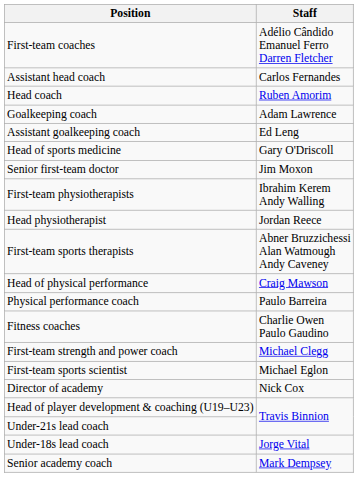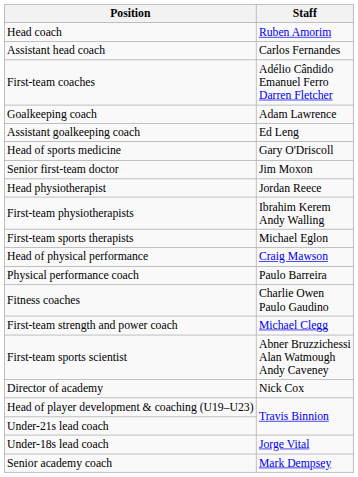rows swapped: (34, 95) <-> (51, 45)
rows swapped: (57, 219) <-> (70, 194)
(305, 251) Abner Bruzzichessi Alan Watmough Andy Caveney -> (293, 238) Michael Eglon
(293, 370) Michael Eglon -> (305, 357) Abner Bruzzichessi Alan Watmough Andy Caveney
